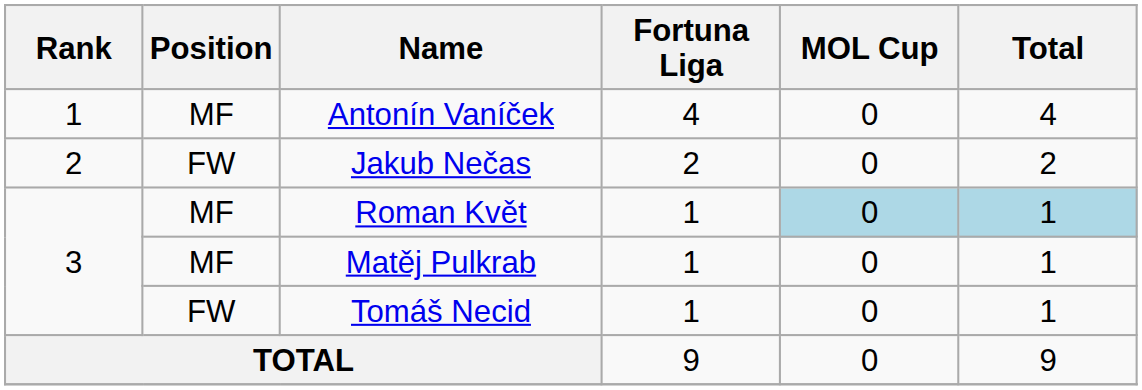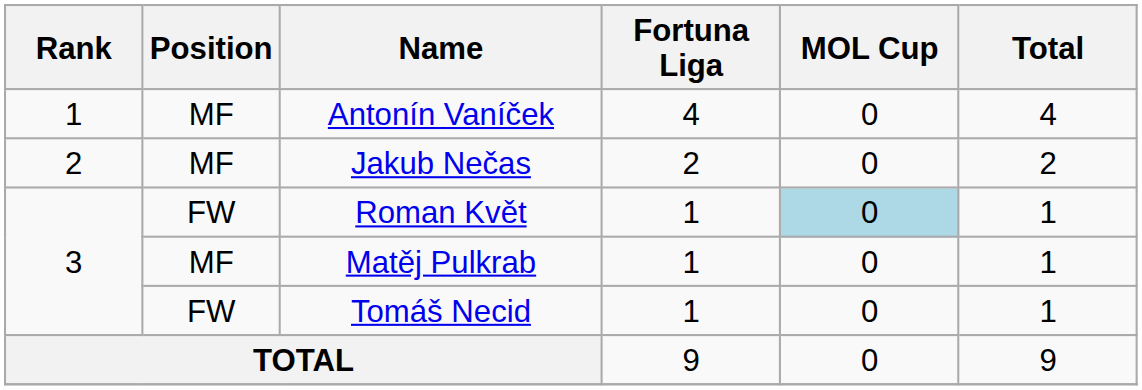(211, 163) FW -> (211, 163) MF
(211, 213) MF -> (211, 213) FW
(1048, 213) lightblue background -> (1048, 213) no background
